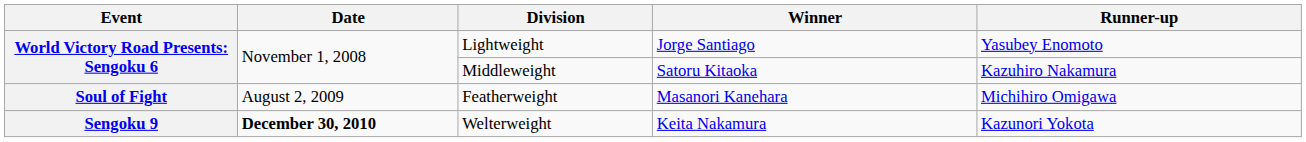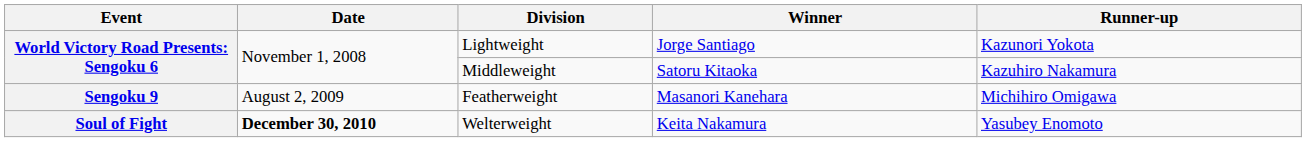(1042, 44) Yasubey Enomoto -> (1037, 44) Kazunori Yokota
(121, 96) Soul of Fight -> (121, 96) Sengoku 9
(121, 123) Sengoku 9 -> (121, 123) Soul of Fight
(1037, 123) Kazunori Yokota -> (1042, 123) Yasubey Enomoto
